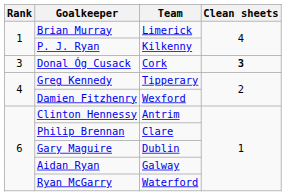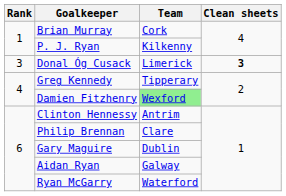(167, 30) Limerick -> (155, 30) Cork
(155, 64) Cork -> (167, 64) Limerick
(164, 98) no background -> (164, 98) lightgreen background
